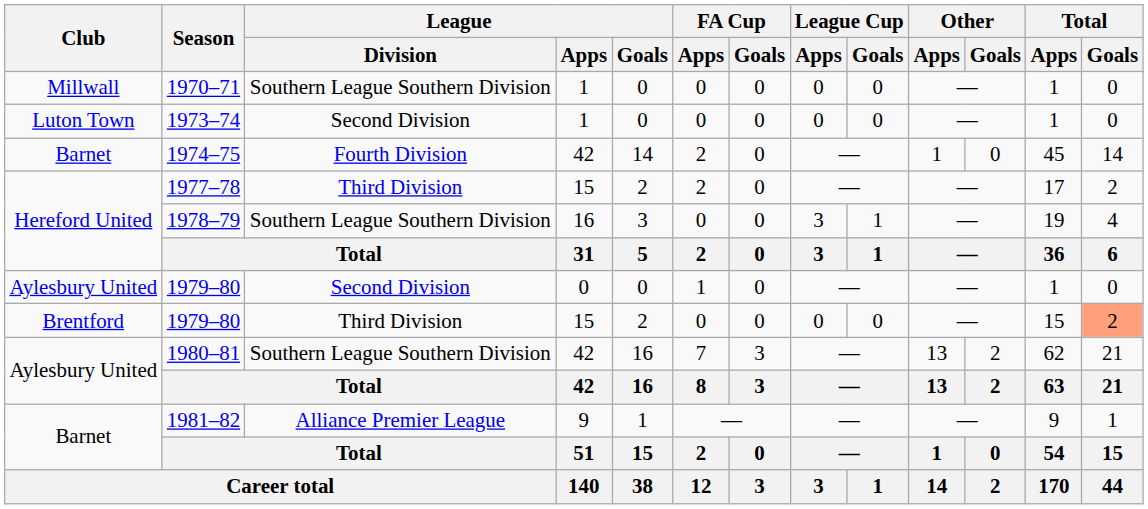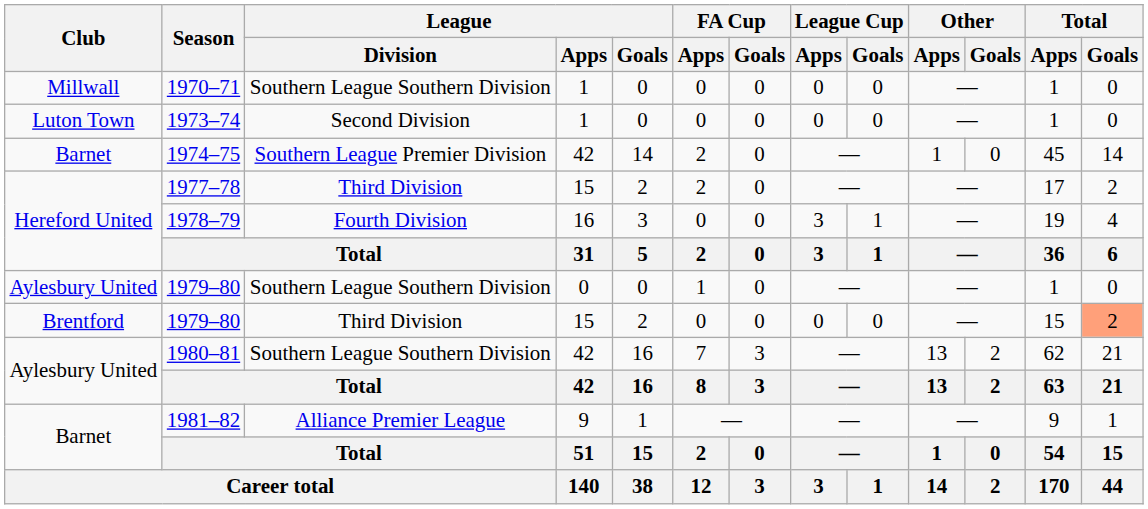(400, 154) Fourth Division -> (400, 154) Southern League Premier Division
(400, 220) Southern League Southern Division -> (400, 220) Fourth Division
(400, 287) Second Division -> (400, 287) Southern League Southern Division
